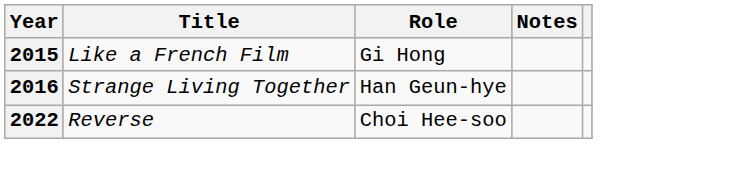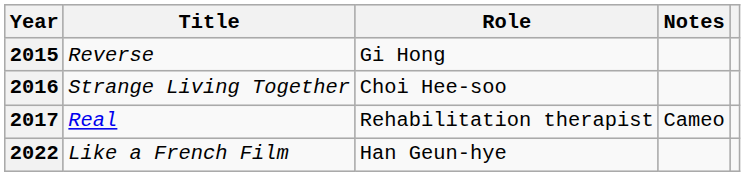(179, 55) Like a French Film -> (111, 55) Reverse
(433, 88) Han Geun-hye -> (433, 88) Choi Hee-soo
+ row: (34, 121)
(111, 121) Reverse -> (179, 154) Like a French Film
(433, 121) Choi Hee-soo -> (433, 154) Han Geun-hye
